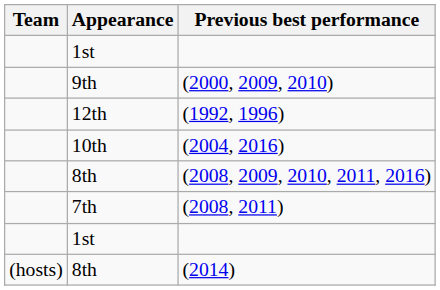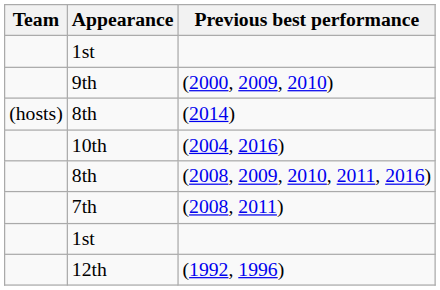rows swapped: (84, 269) <-> (89, 113)
